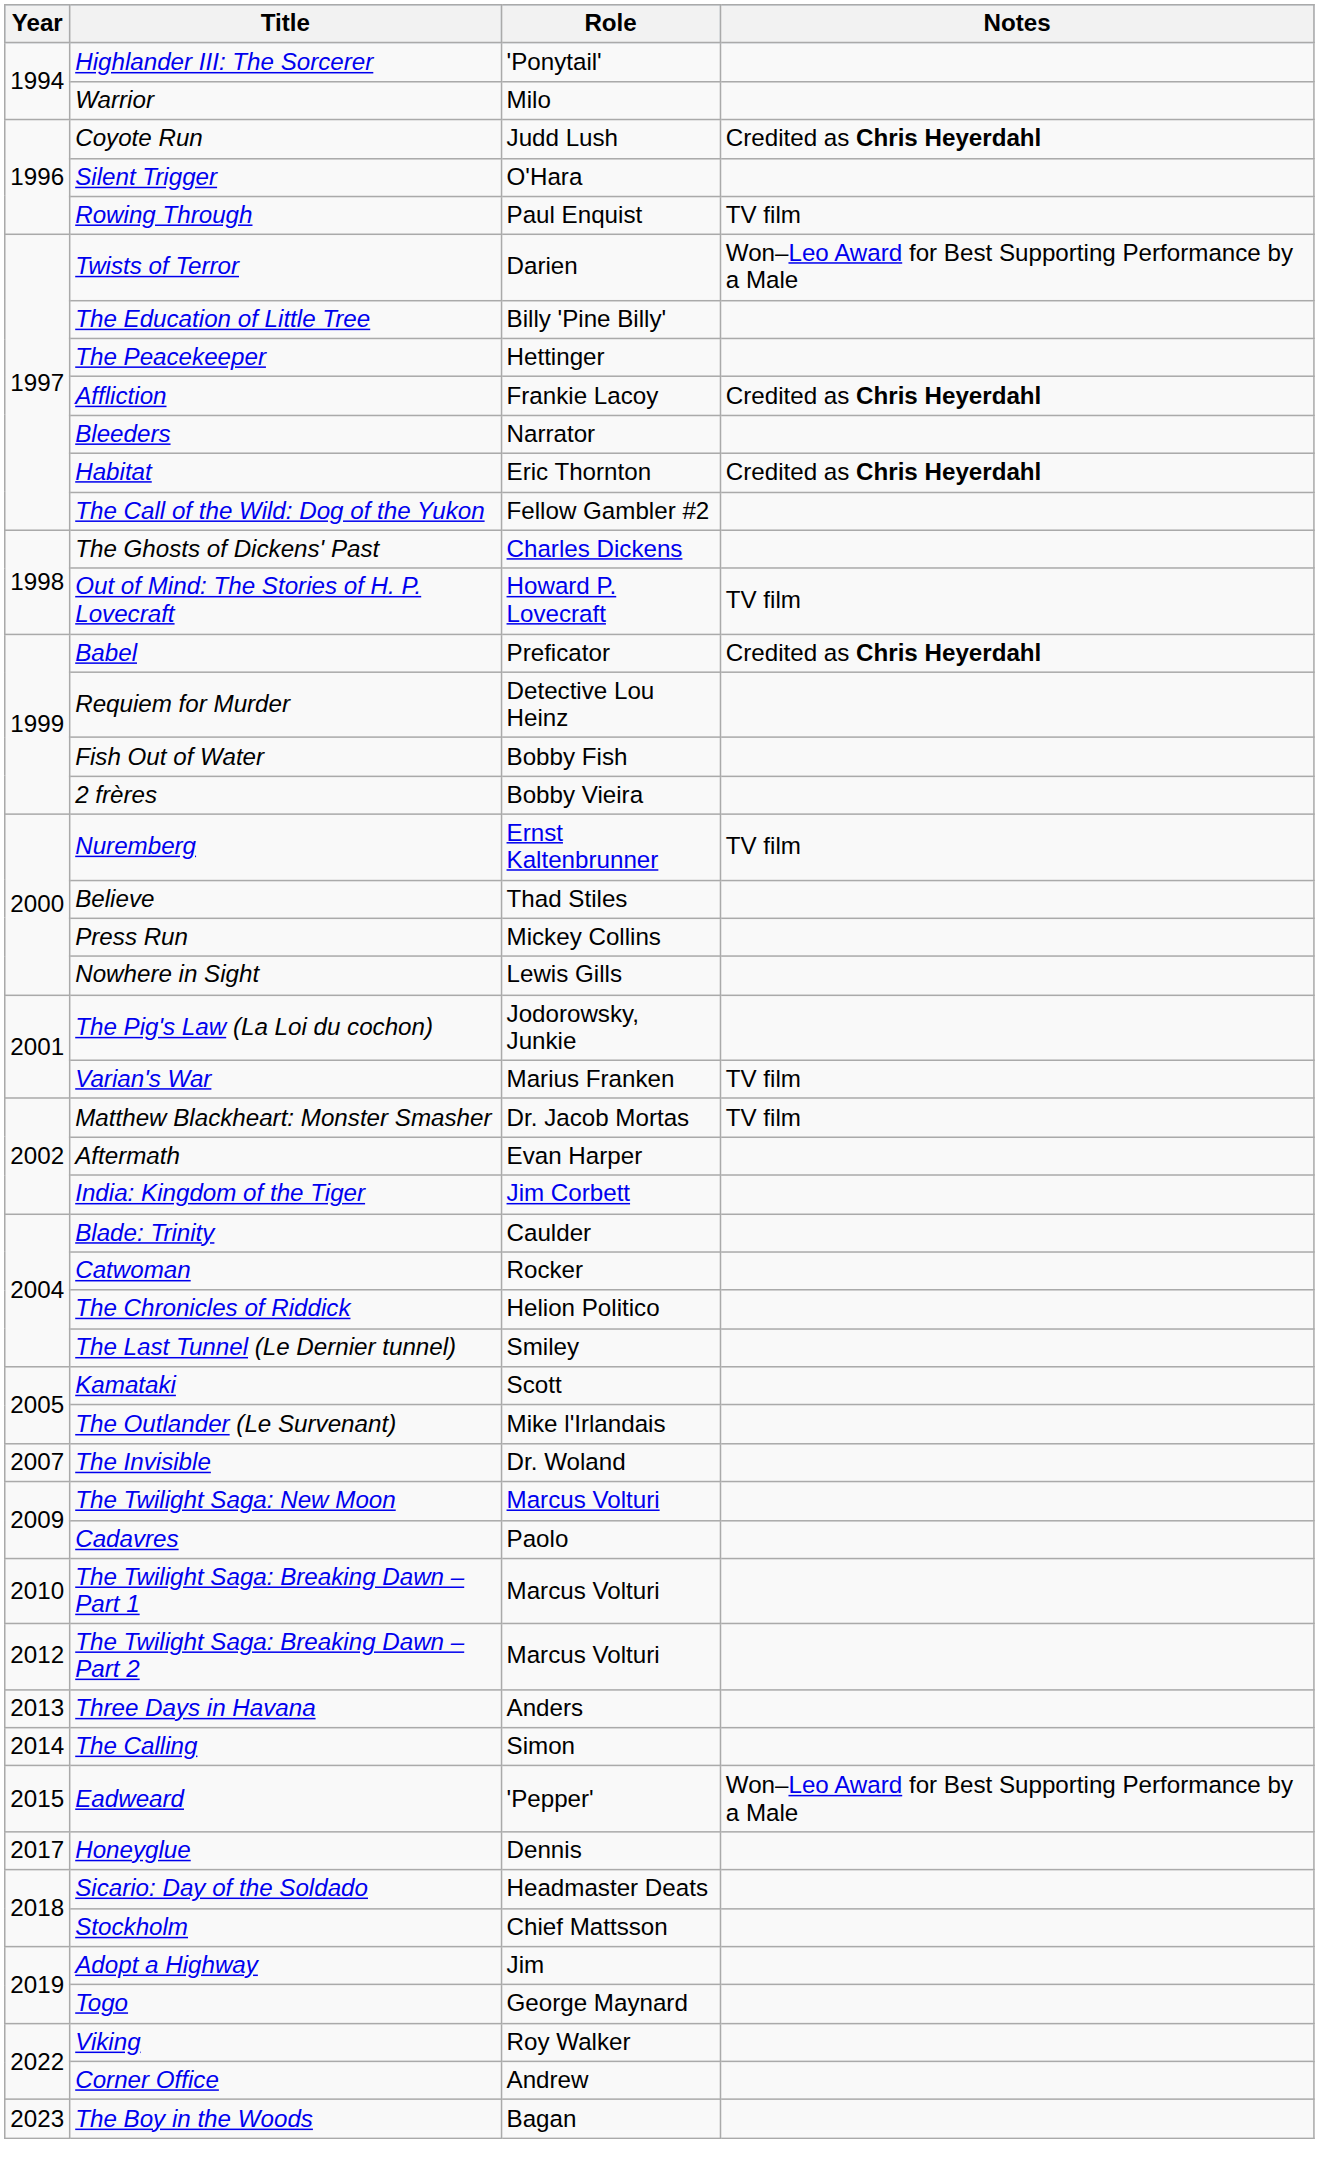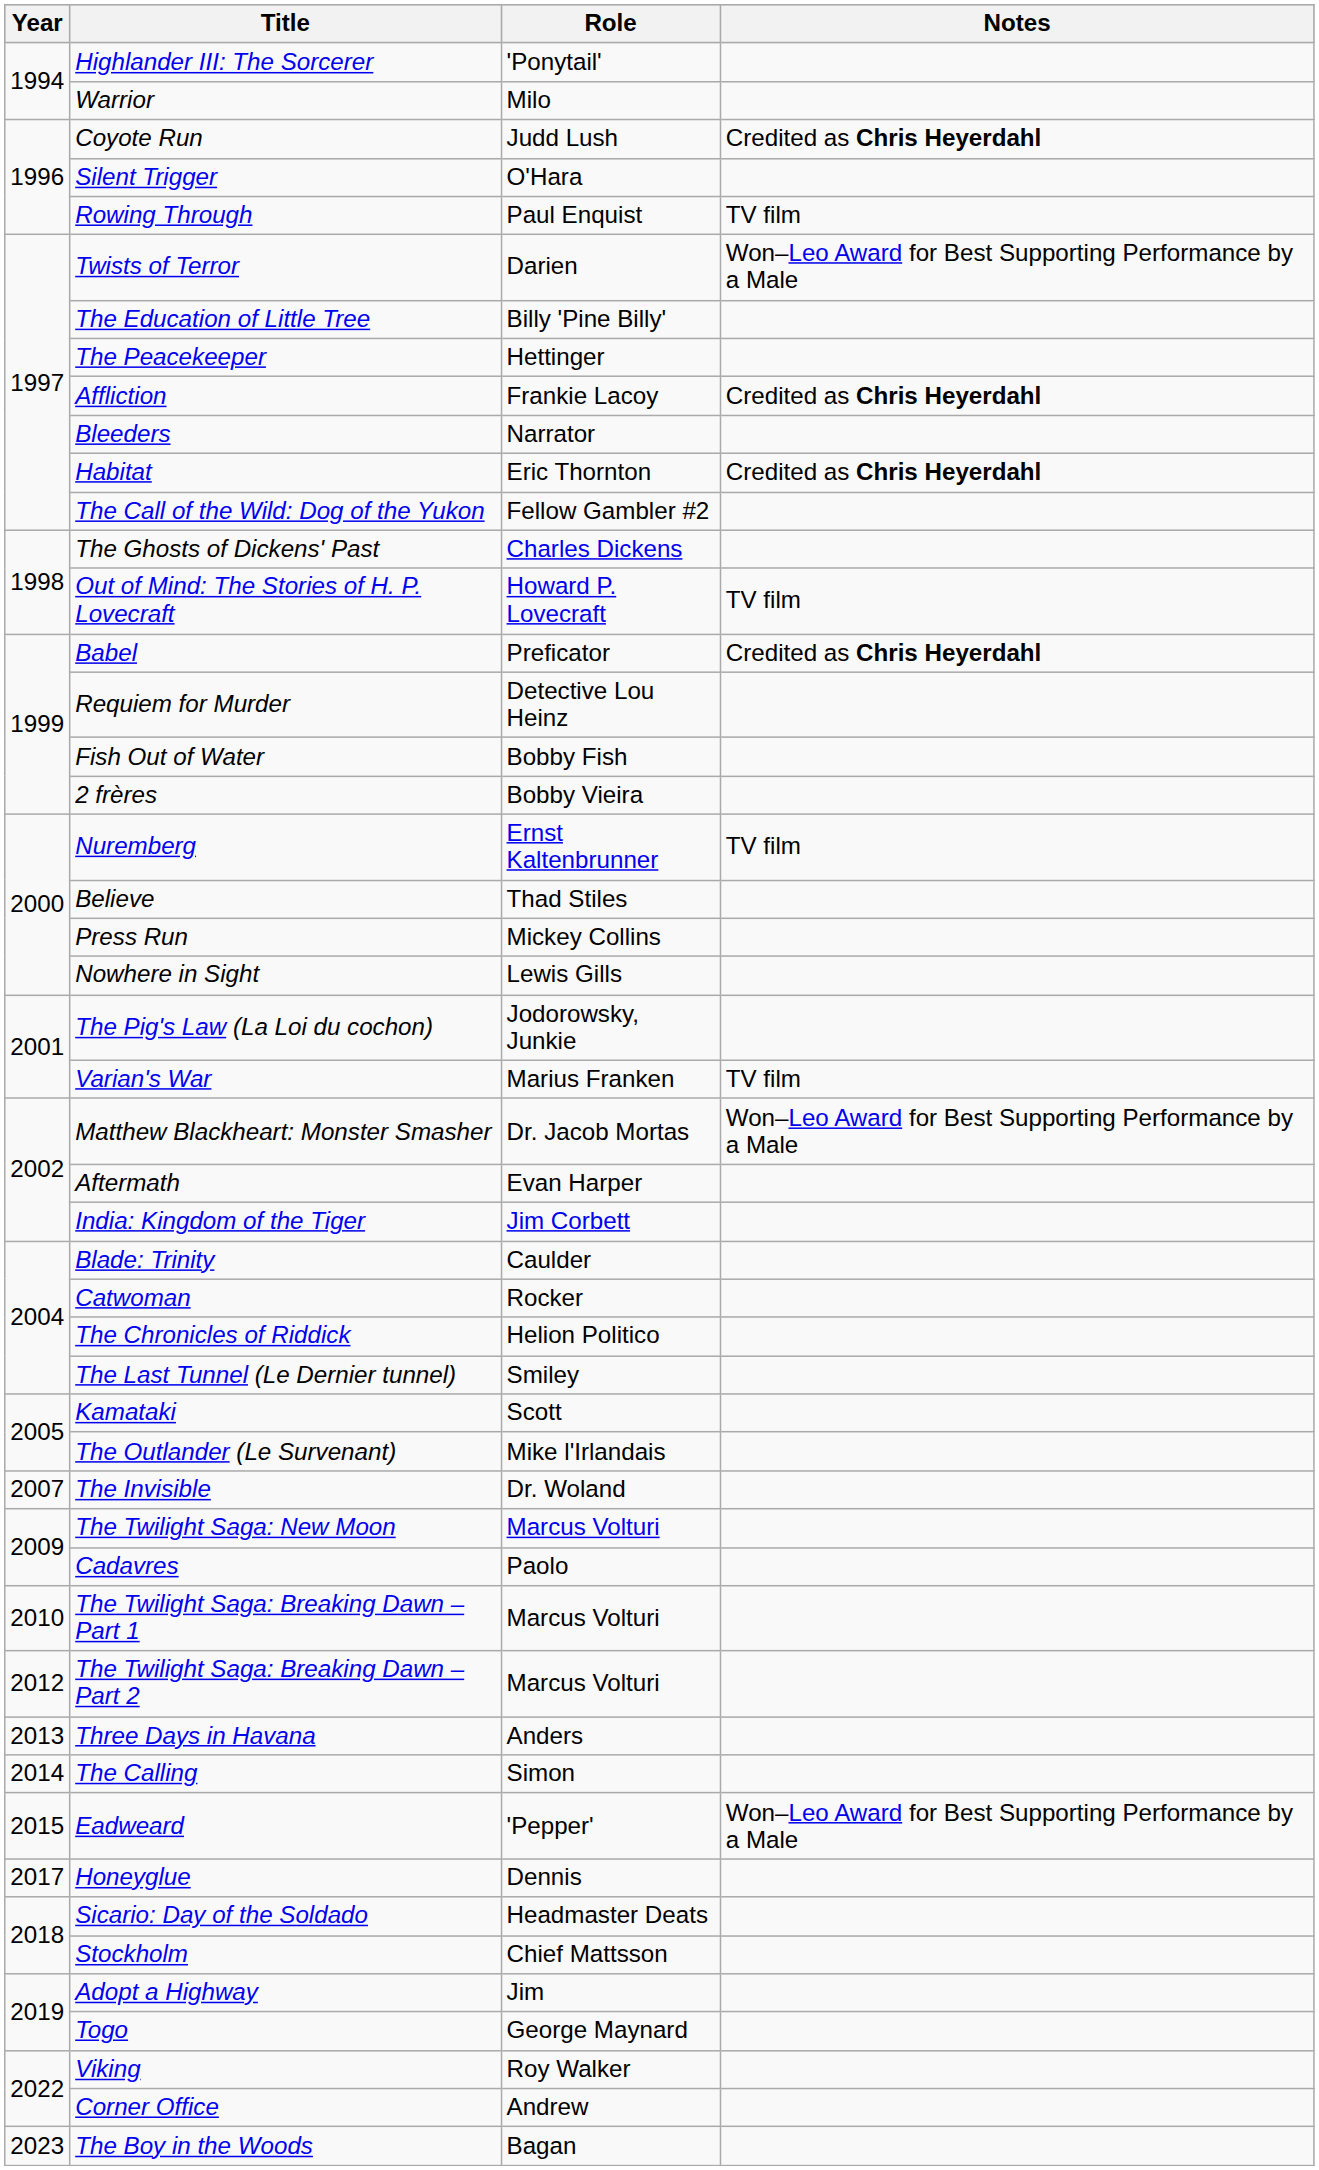(763, 1117) TV film -> (1009, 1131) Won–Leo Award for Best Supporting Performance by a Male
